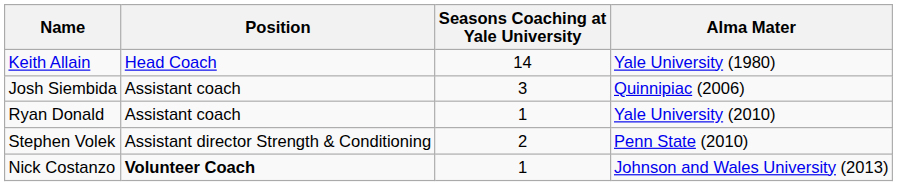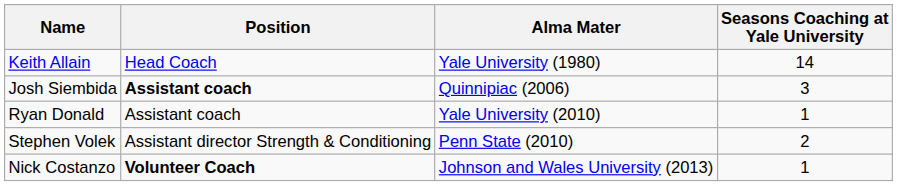columns swapped: (523, 27) <-> (751, 27)
(183, 89) normal -> (188, 89) bold
